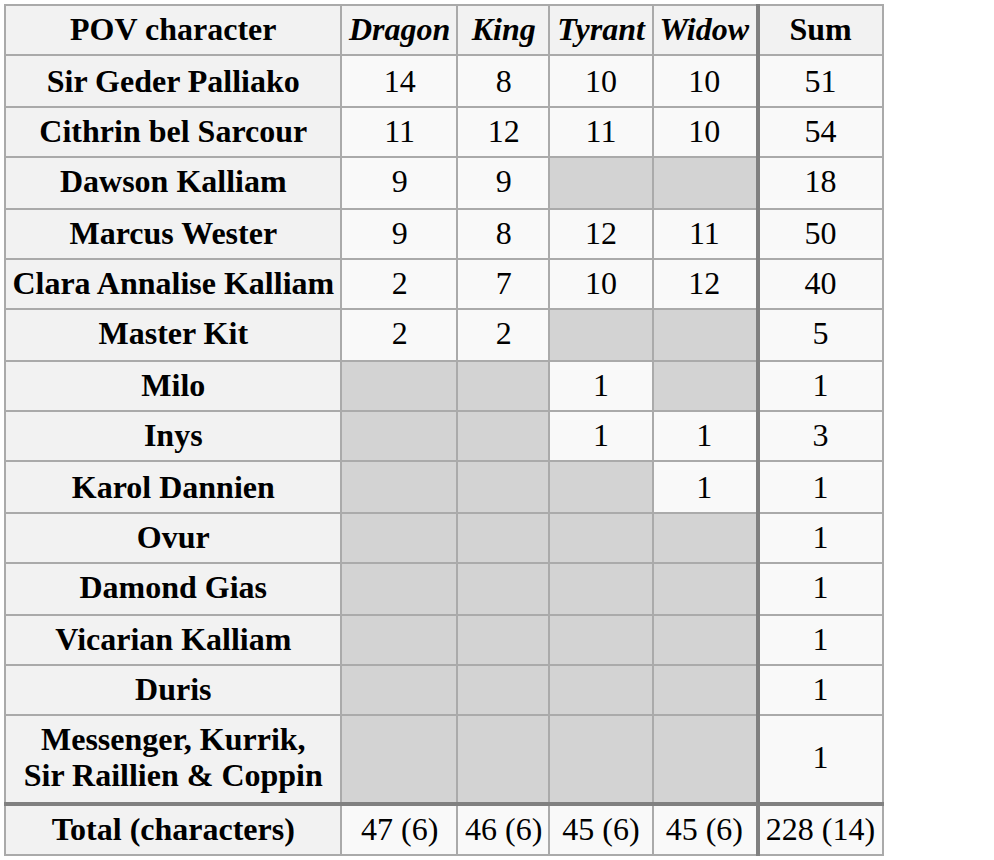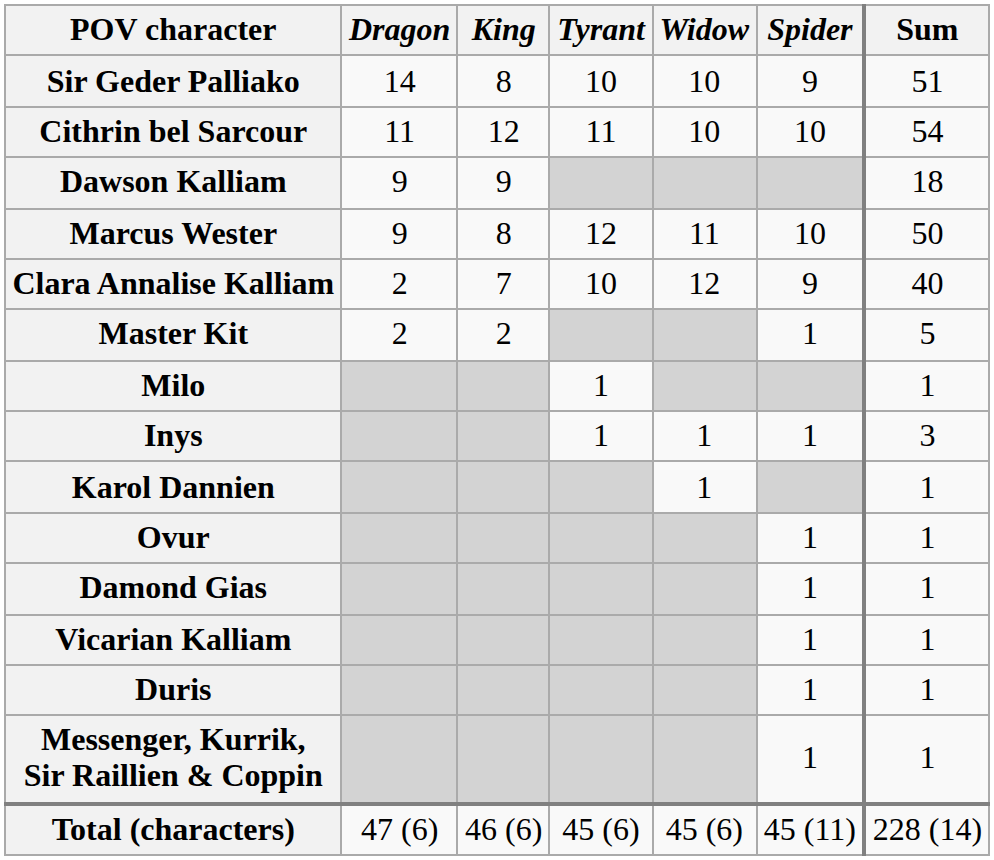+ column: (810, 29)
